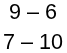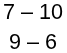rows swapped: (33, 12) <-> (33, 42)
